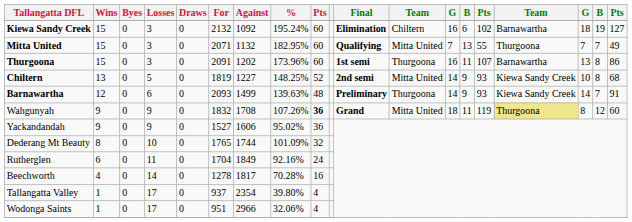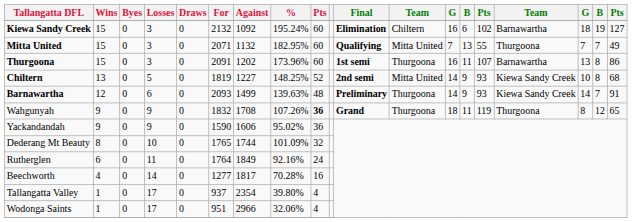(417, 110) Mitta United -> (413, 110) Thurgoona
(518, 110) khaki background -> (518, 110) no background
(615, 110) 60 -> (615, 110) 65
(221, 126) 1527 -> (221, 126) 1590
(221, 159) 1704 -> (221, 159) 1764
(221, 176) 1278 -> (221, 176) 1277
